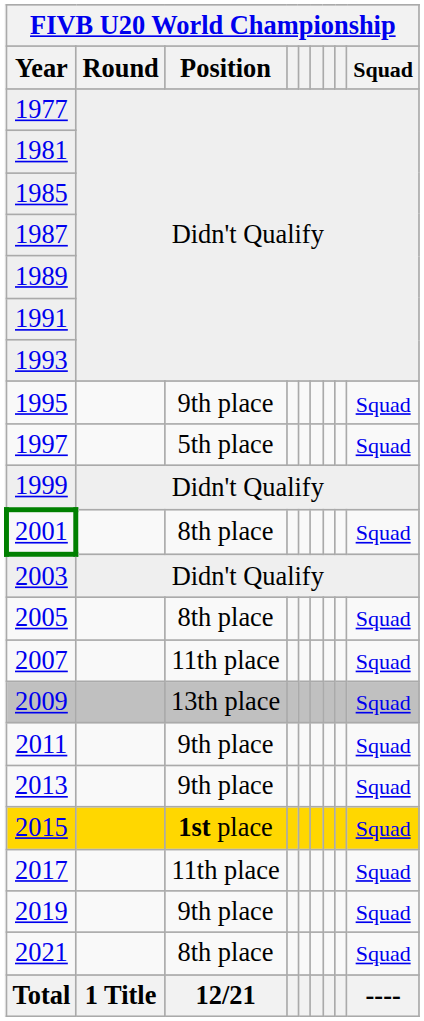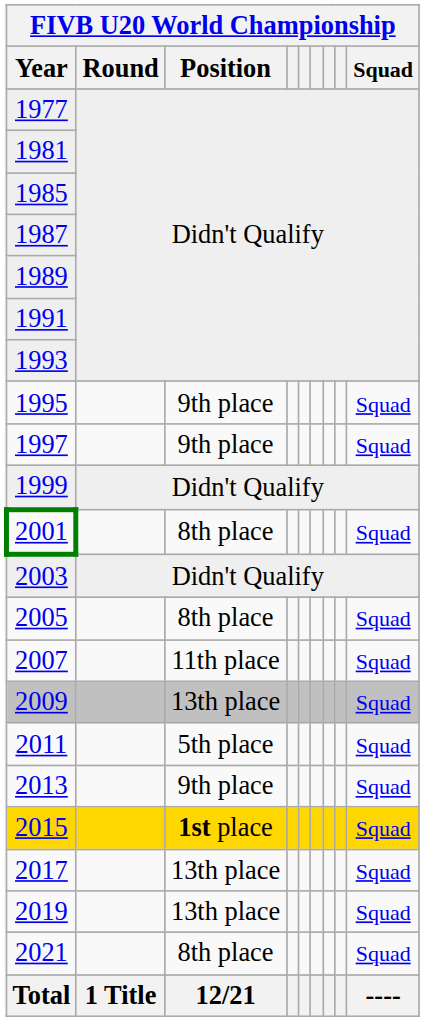(226, 444) 5th place -> (226, 444) 9th place
(226, 743) 9th place -> (226, 743) 5th place
(226, 869) 11th place -> (226, 869) 13th place
(226, 911) 9th place -> (226, 911) 13th place
